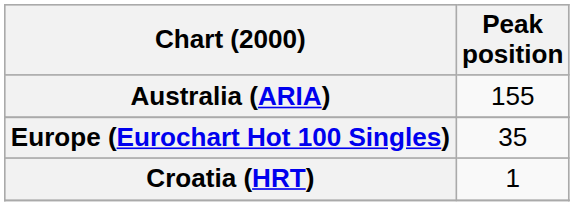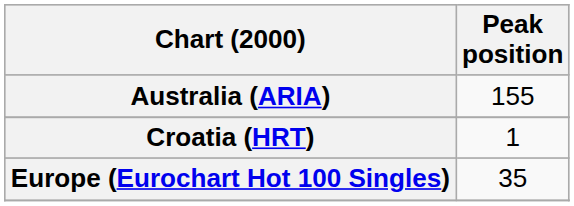rows swapped: (230, 178) <-> (230, 137)
